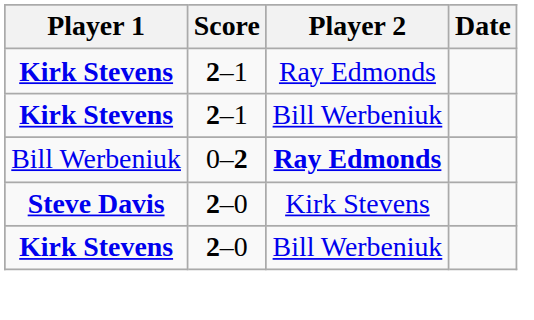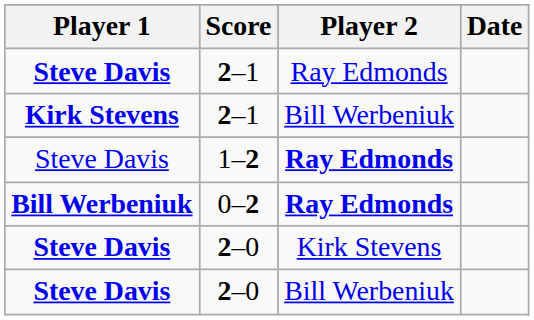(96, 70) Kirk Stevens -> (102, 70) Steve Davis
+ row: (238, 159)
(96, 159) normal -> (102, 203) bold
(96, 247) Kirk Stevens -> (102, 291) Steve Davis
